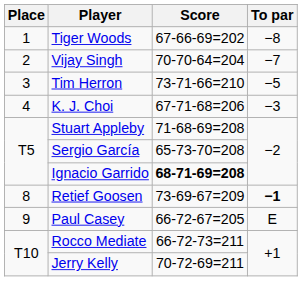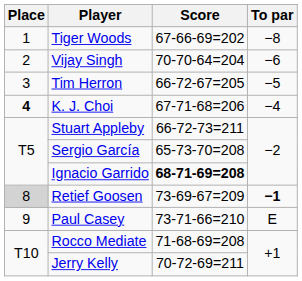(272, 60) −7 -> (272, 60) −6
(200, 83) 73-71-66=210 -> (200, 83) 66-72-67=205
(26, 106) normal -> (26, 106) bold
(272, 106) −3 -> (272, 106) −4
(200, 128) 71-68-69=208 -> (200, 128) 66-72-73=211
(26, 196) no background -> (26, 196) lightgrey background
(200, 219) 66-72-67=205 -> (200, 219) 73-71-66=210
(200, 241) 66-72-73=211 -> (200, 241) 71-68-69=208
